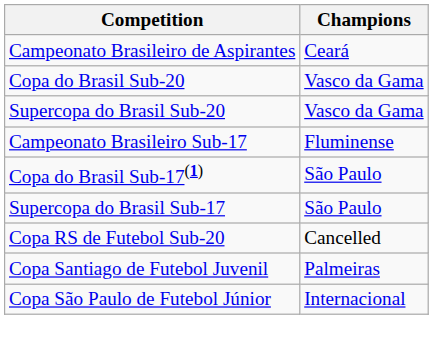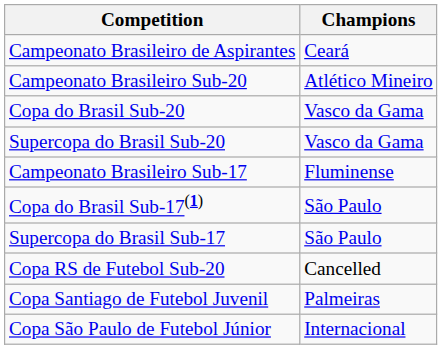+ row: (128, 80)
